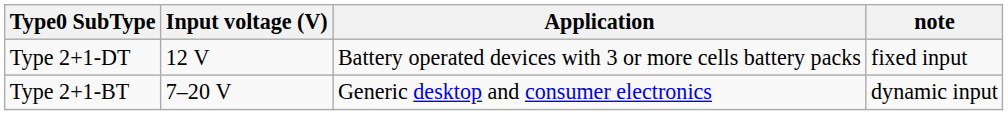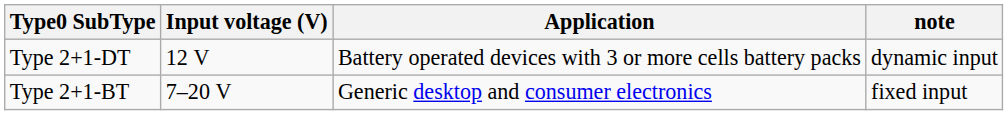(919, 57) fixed input -> (935, 57) dynamic input
(935, 92) dynamic input -> (919, 92) fixed input
